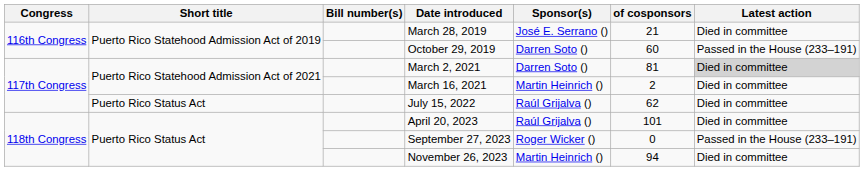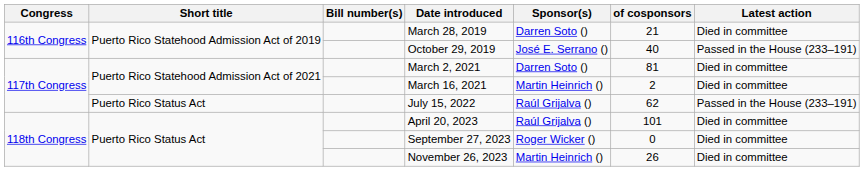(562, 31) José E. Serrano () -> (552, 31) Darren Soto ()
(552, 49) Darren Soto () -> (562, 49) José E. Serrano ()
(652, 49) 60 -> (652, 49) 40
(742, 67) lightgrey background -> (742, 67) no background
(742, 103) Died in committee -> (777, 103) Passed in the House (233–191)
(777, 139) Passed in the House (233–191) -> (742, 139) Died in committee
(652, 157) 94 -> (652, 157) 26
